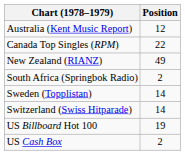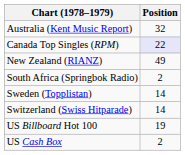(160, 28) 12 -> (160, 28) 32
(160, 45) no background -> (160, 45) lavender background
